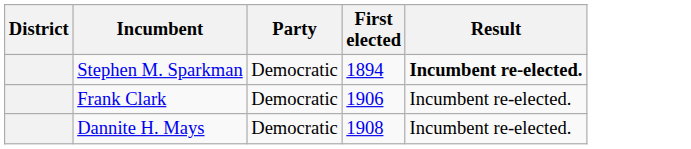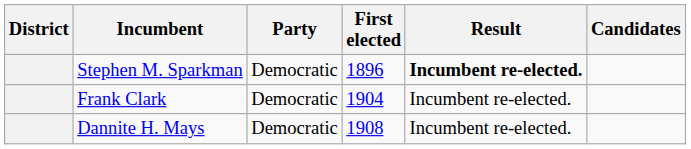+ column: (636, 29)
(365, 69) 1894 -> (365, 69) 1896
(365, 98) 1906 -> (365, 98) 1904
